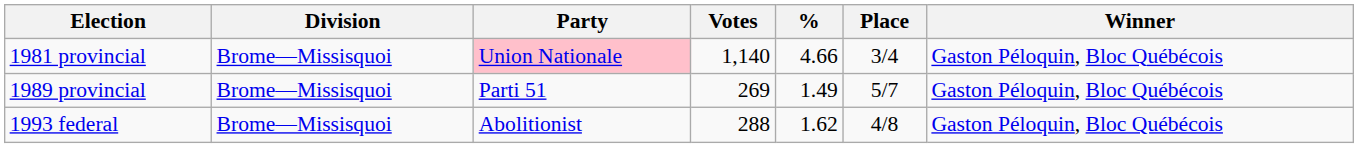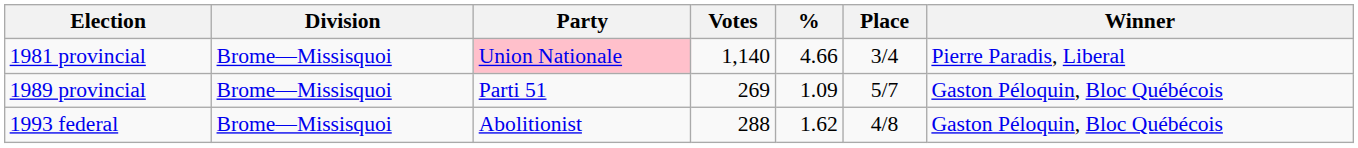(1077, 55) Gaston Péloquin, Bloc Québécois -> (1028, 55) Pierre Paradis, Liberal
(819, 90) 1.49 -> (819, 90) 1.09
